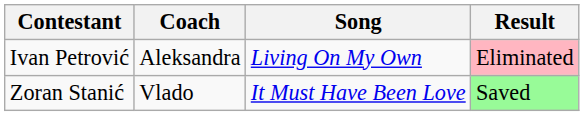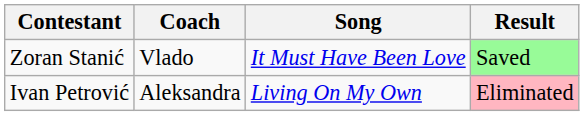rows swapped: (69, 57) <-> (67, 92)
